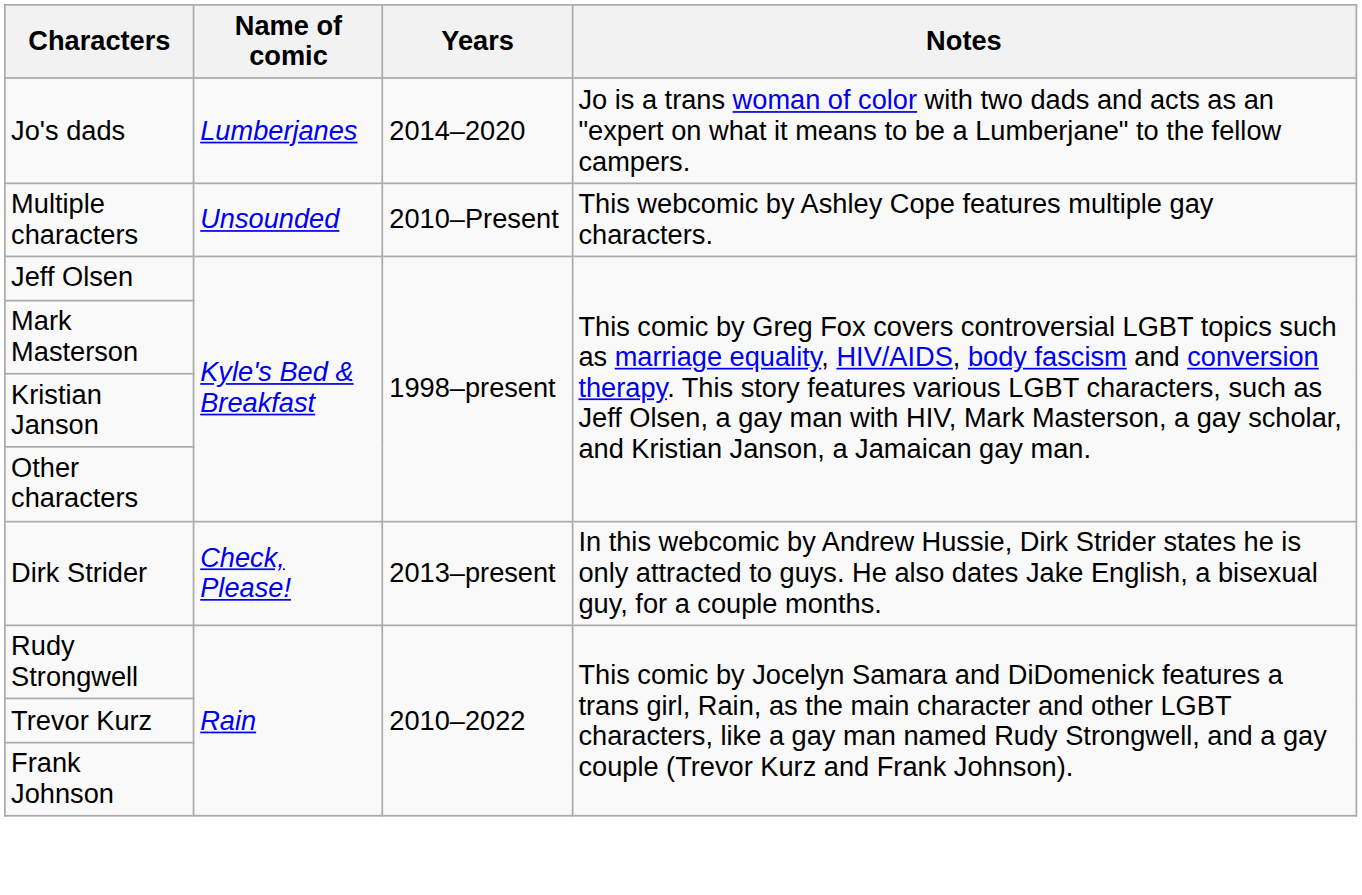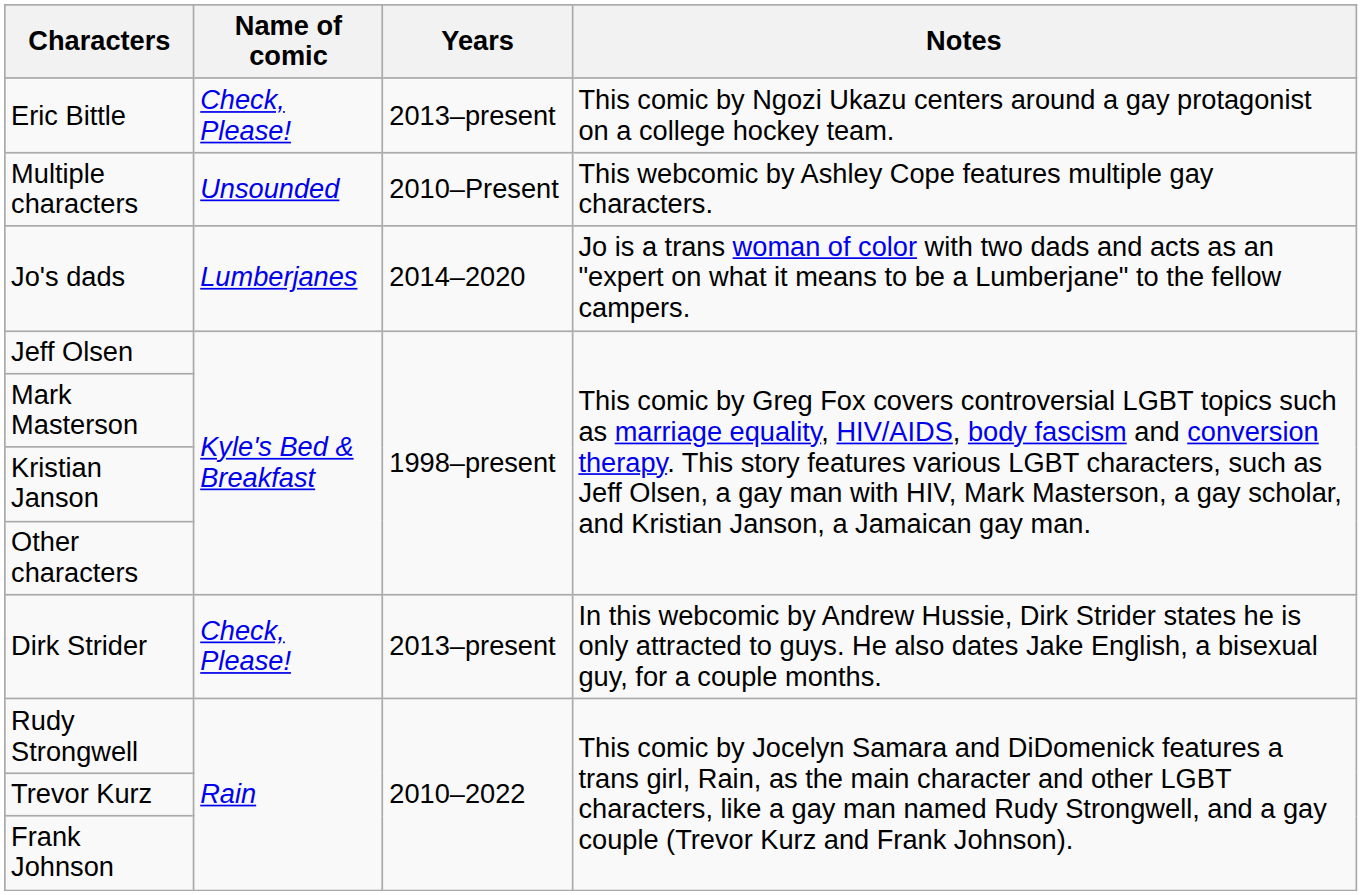+ row: (69, 115)
rows swapped: (68, 130) <-> (75, 219)
